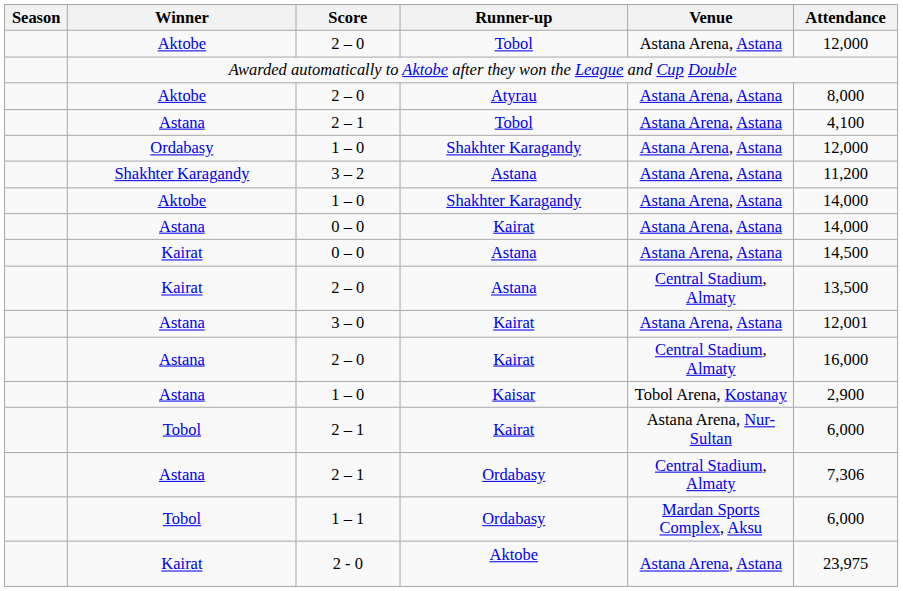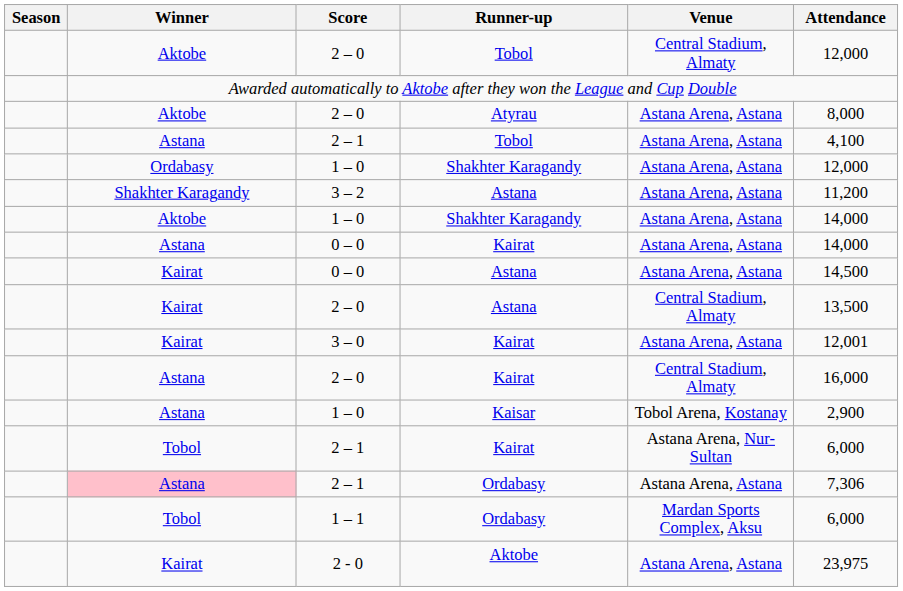(711, 43) Astana Arena, Astana -> (711, 52) Central Stadium, Almaty
(182, 323) Astana -> (182, 342) Kairat
(182, 474) no background -> (182, 483) pink background
(711, 474) Central Stadium, Almaty -> (711, 483) Astana Arena, Astana
